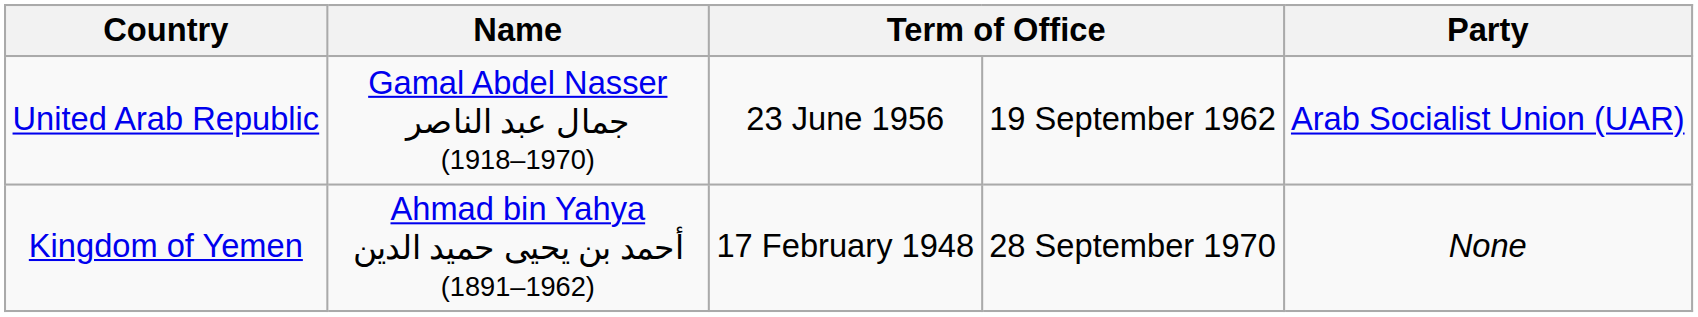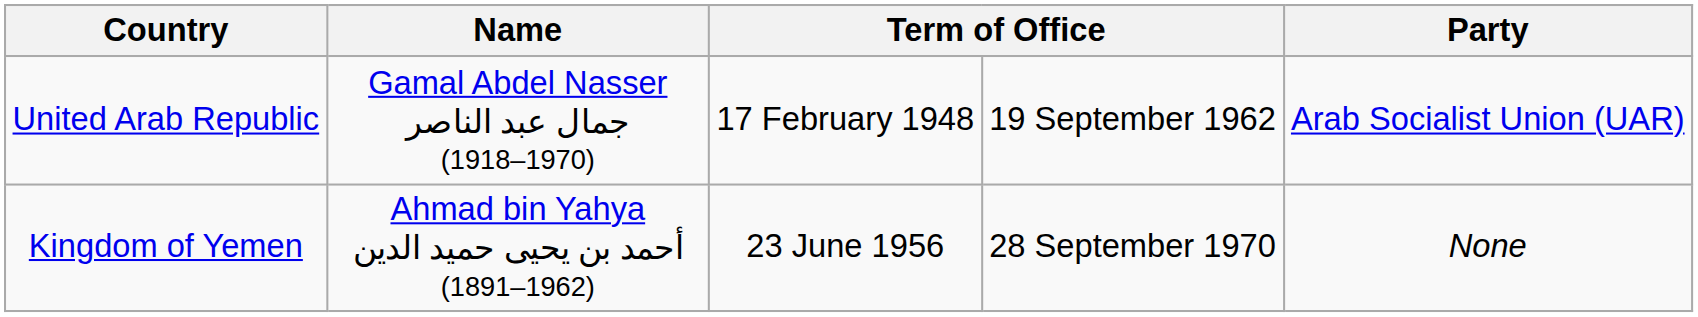(845, 119) 23 June 1956 -> (845, 119) 17 February 1948
(845, 247) 17 February 1948 -> (845, 247) 23 June 1956
